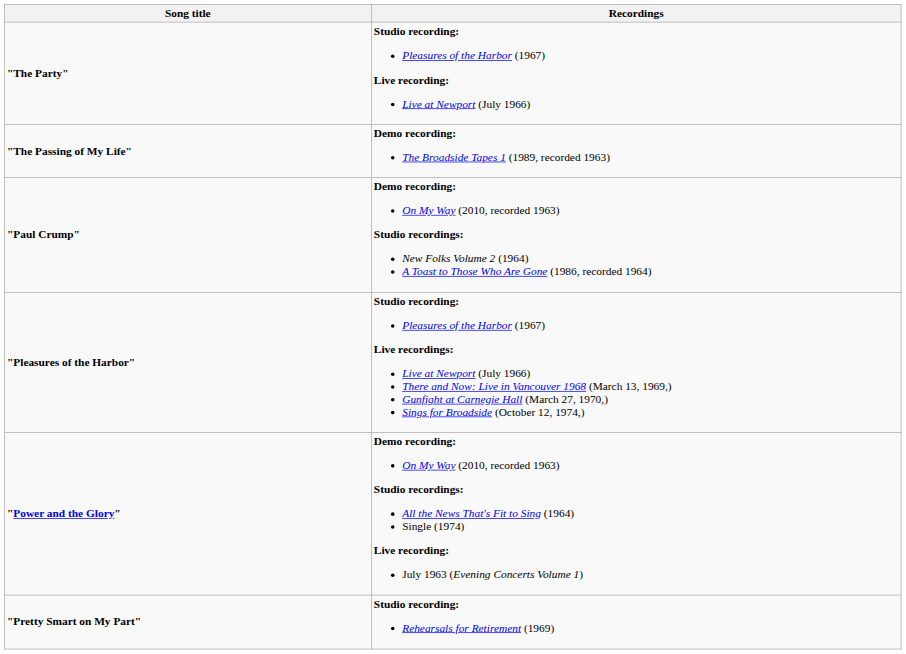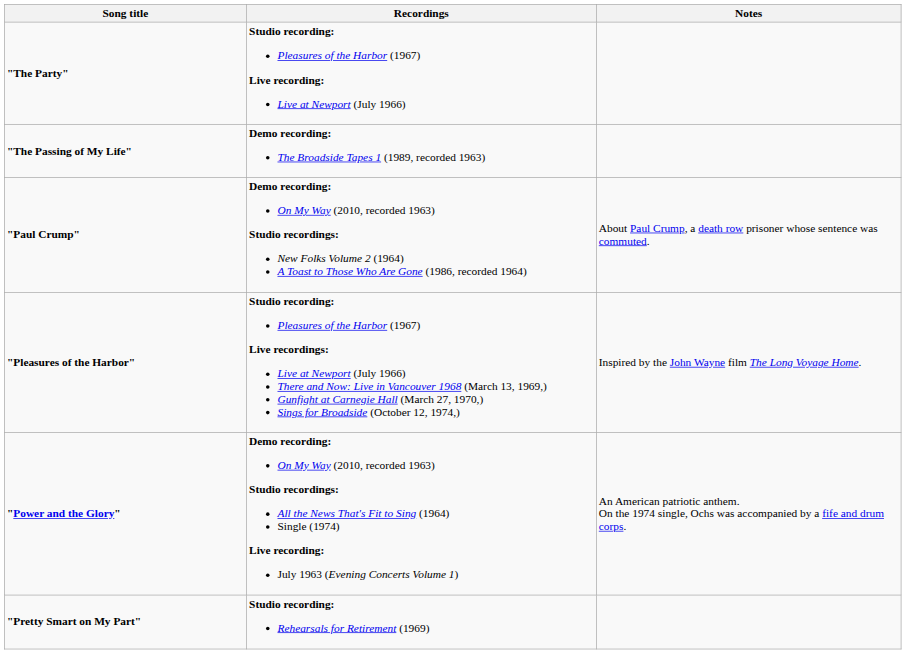+ column: (749, 13)
